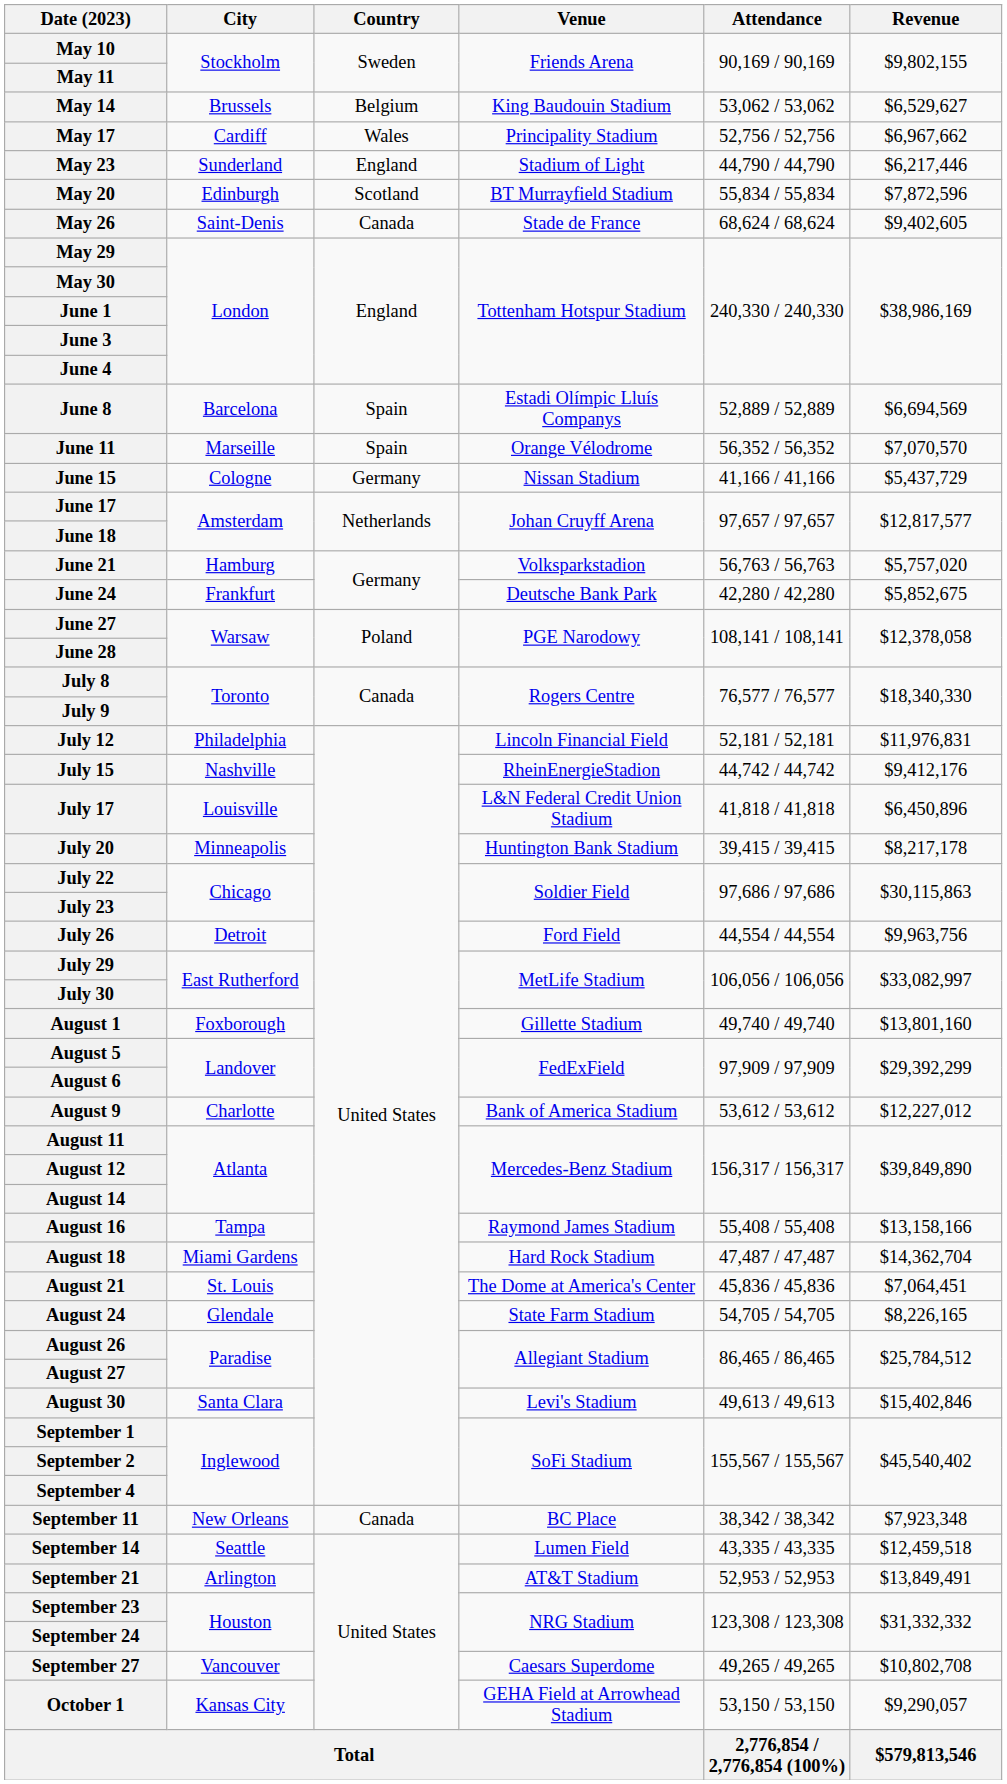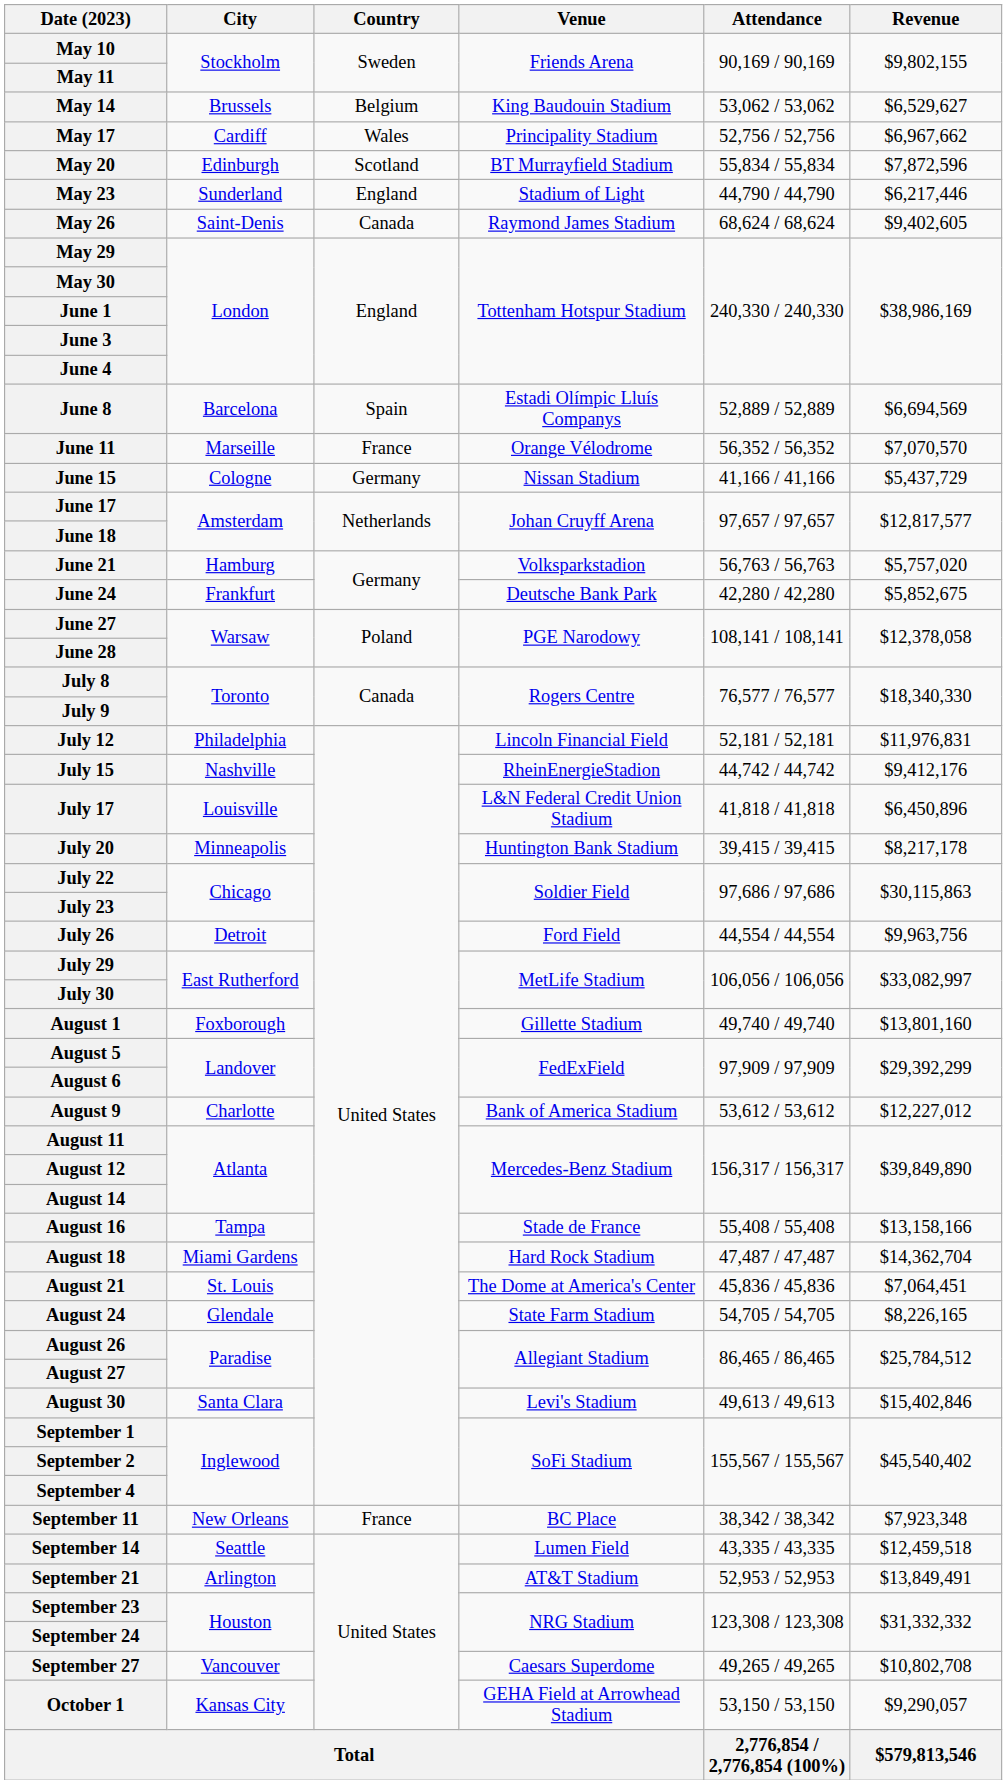rows swapped: (86, 194) <-> (86, 164)
(582, 223) Stade de France -> (582, 223) Raymond James Stadium
(387, 448) Spain -> (387, 448) France
(582, 1227) Raymond James Stadium -> (582, 1227) Stade de France
(387, 1519) Canada -> (387, 1519) France
